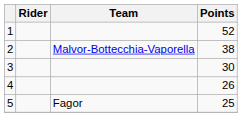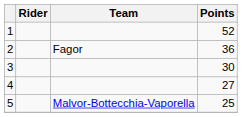(124, 49) Malvor-Bottecchia-Vaporella -> (68, 49) Fagor
(228, 49) 38 -> (228, 49) 36
(228, 85) 26 -> (228, 85) 27
(68, 103) Fagor -> (124, 103) Malvor-Bottecchia-Vaporella
